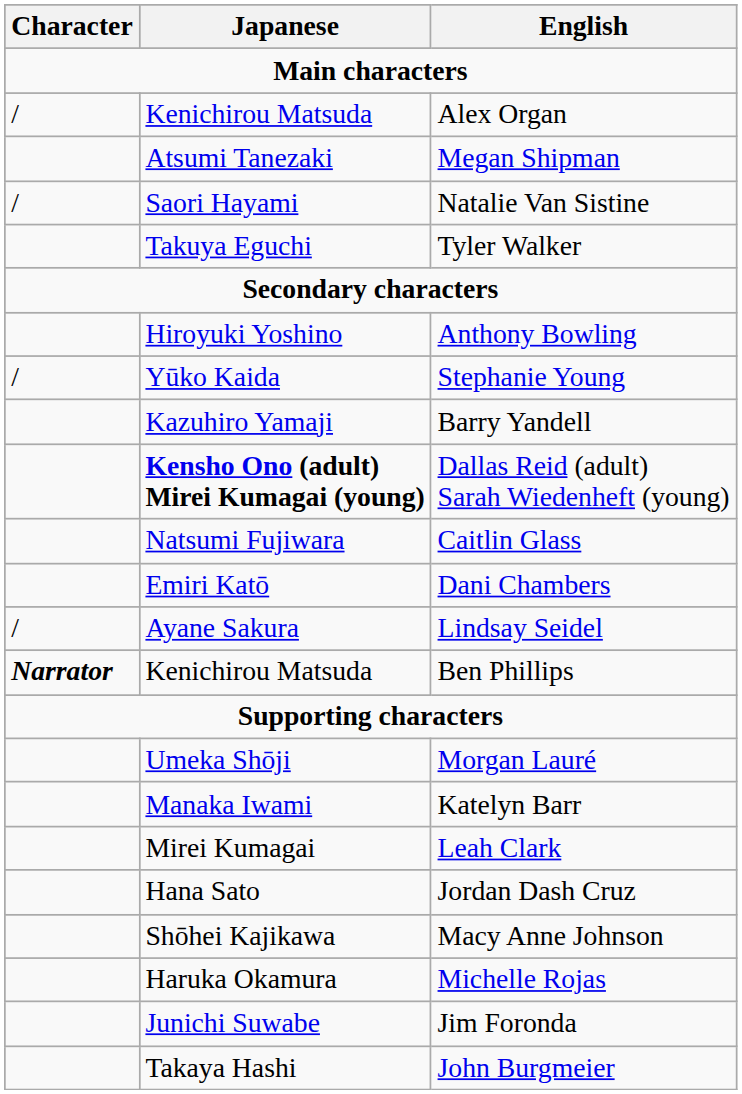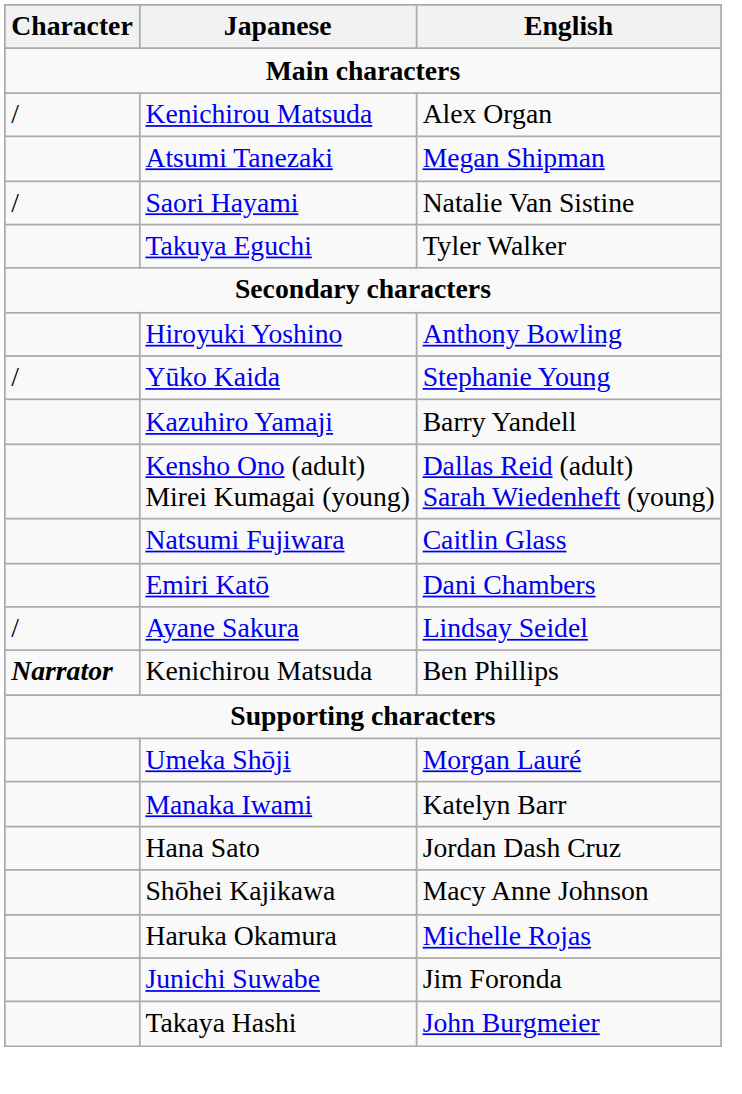(285, 481) bold -> (278, 481) normal
- row: (499, 847)
